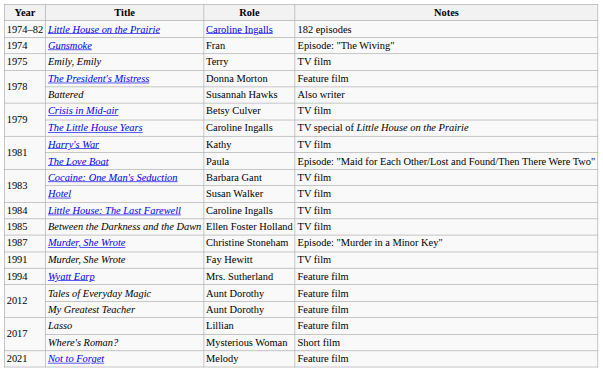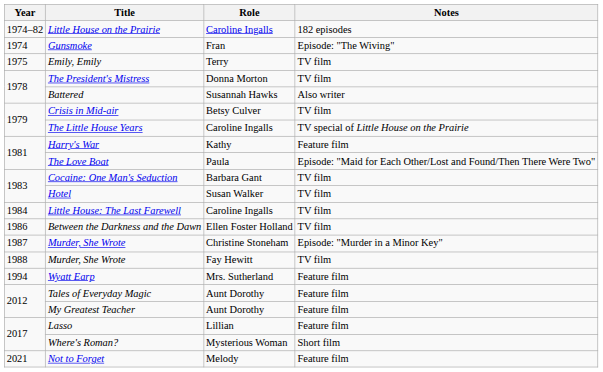(323, 78) Feature film -> (314, 78) TV film
(314, 144) TV film -> (323, 144) Feature film
(17, 227) 1985 -> (17, 227) 1986
(17, 260) 1991 -> (17, 260) 1988
